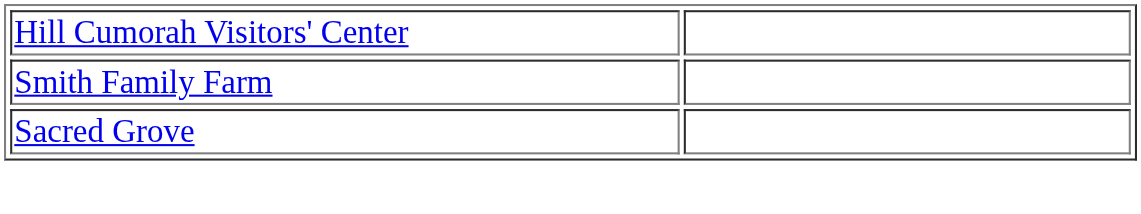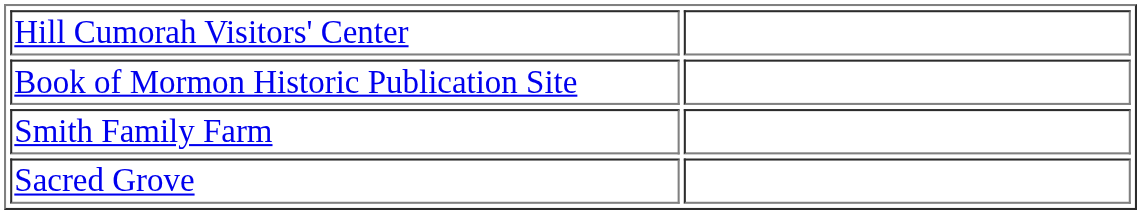+ row: (296, 81)
